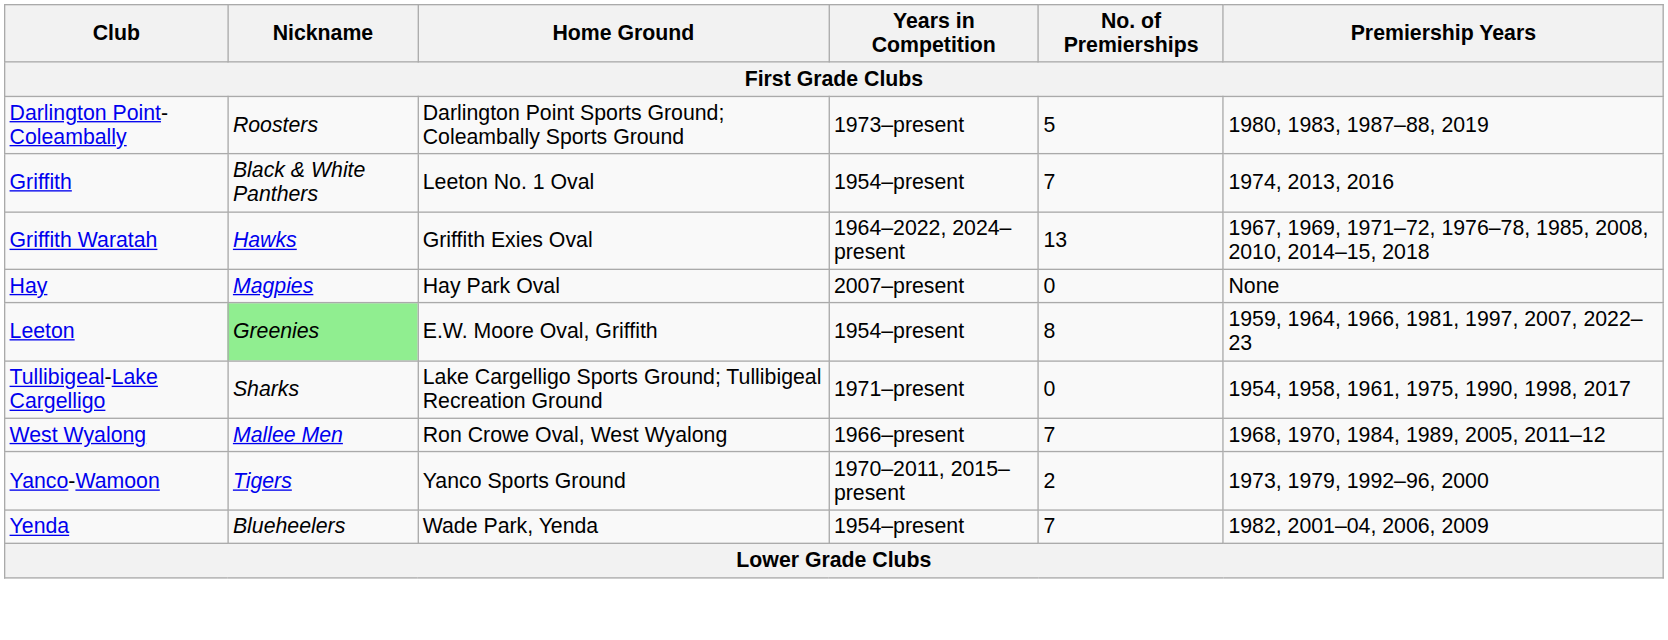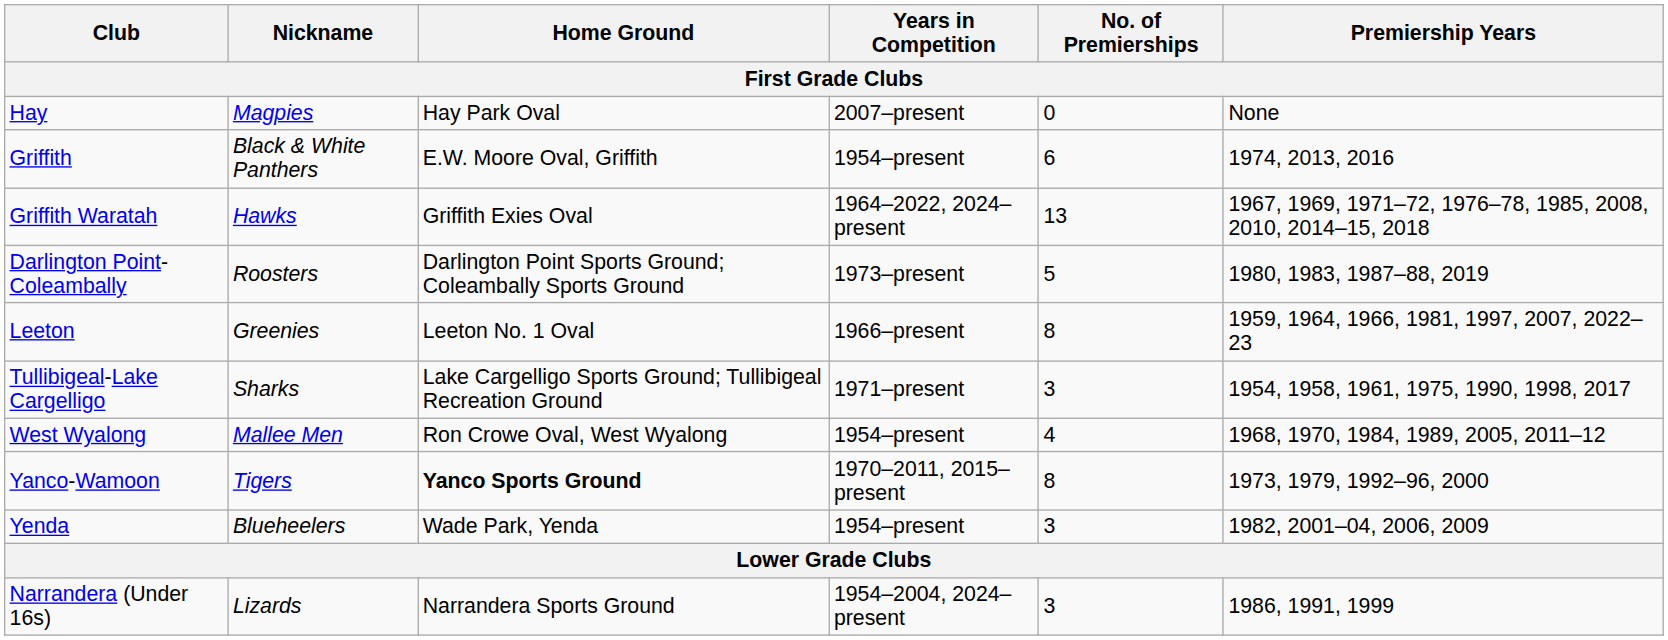rows swapped: (89, 124) <-> (28, 285)
(508, 182) Leeton No. 1 Oval -> (540, 158) E.W. Moore Oval, Griffith
(1049, 182) 7 -> (1049, 158) 6
(276, 331) lightgreen background -> (276, 331) no background
(540, 331) E.W. Moore Oval, Griffith -> (508, 331) Leeton No. 1 Oval
(899, 331) 1954–present -> (899, 331) 1966–present
(1049, 389) 0 -> (1049, 389) 3
(899, 435) 1966–present -> (899, 435) 1954–present
(1049, 435) 7 -> (1049, 435) 4
(524, 480) normal -> (532, 480) bold
(1049, 480) 2 -> (1049, 480) 8
(1049, 526) 7 -> (1049, 526) 3
+ row: (99, 605)
